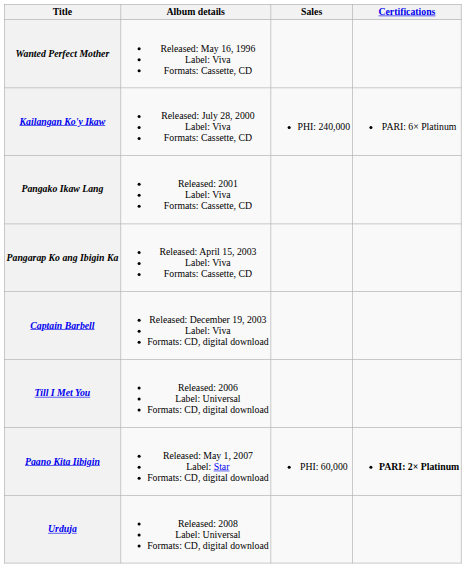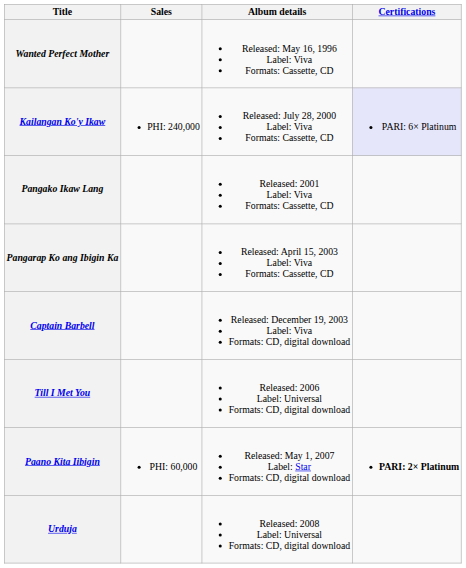columns swapped: (196, 12) <-> (312, 12)
(407, 127) no background -> (407, 127) lavender background
